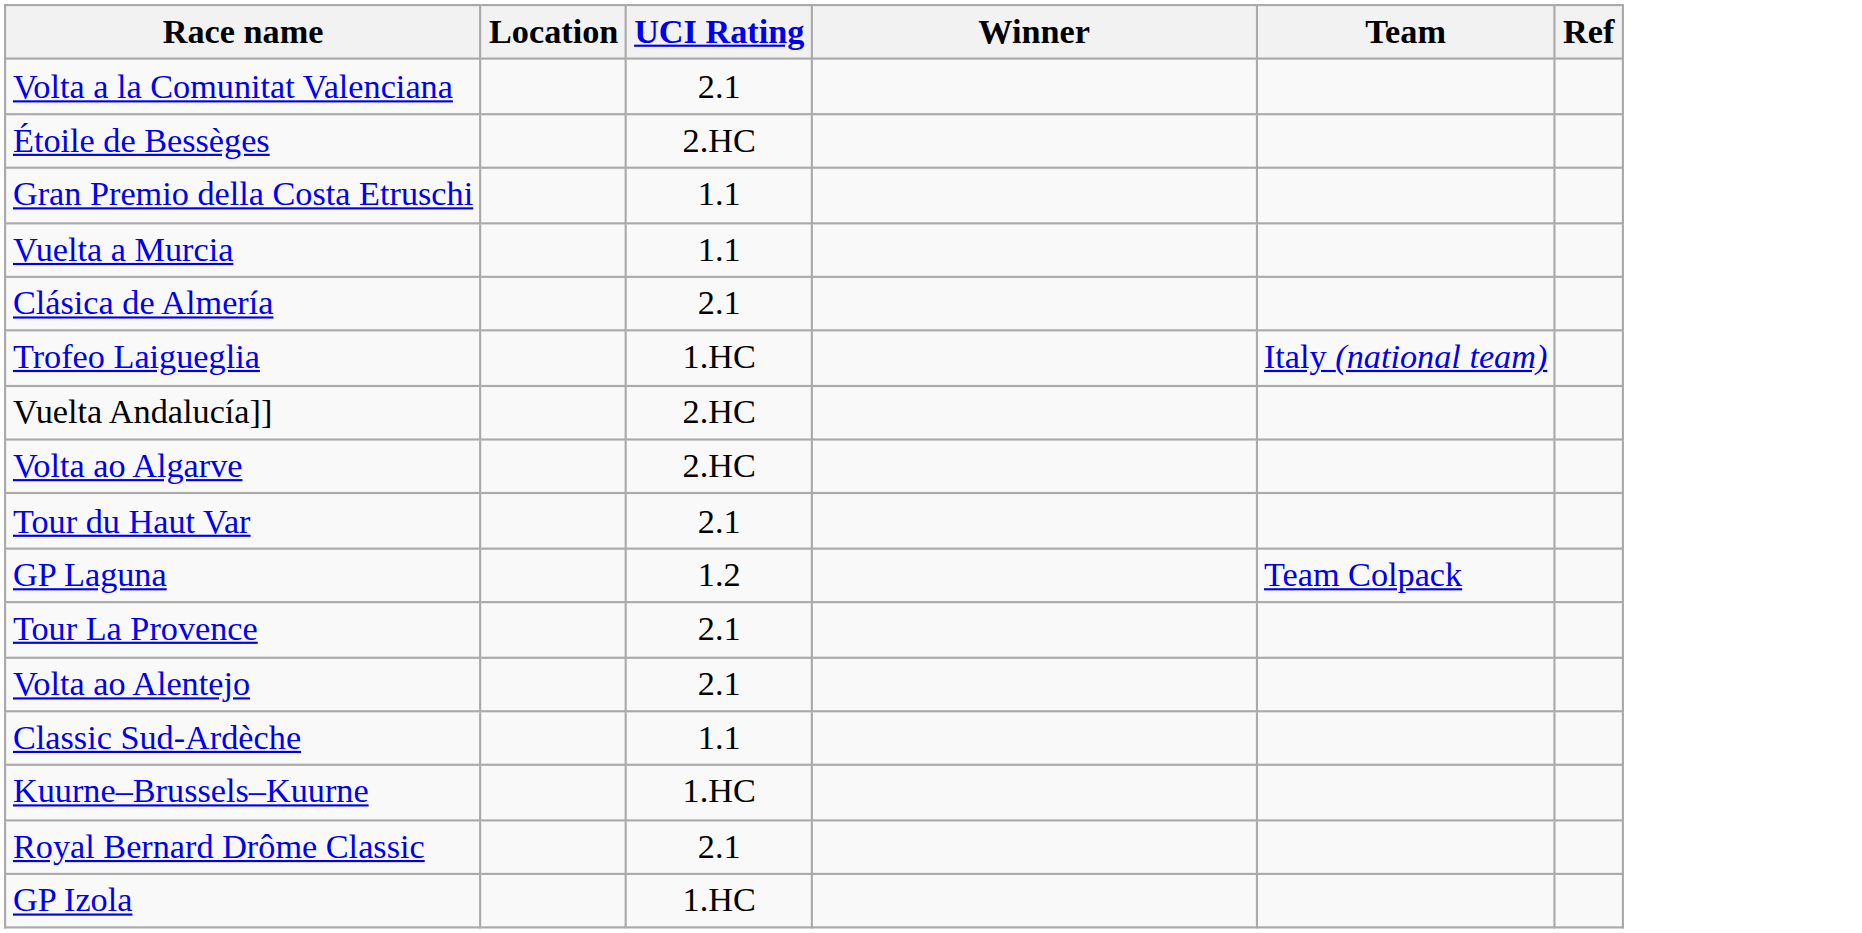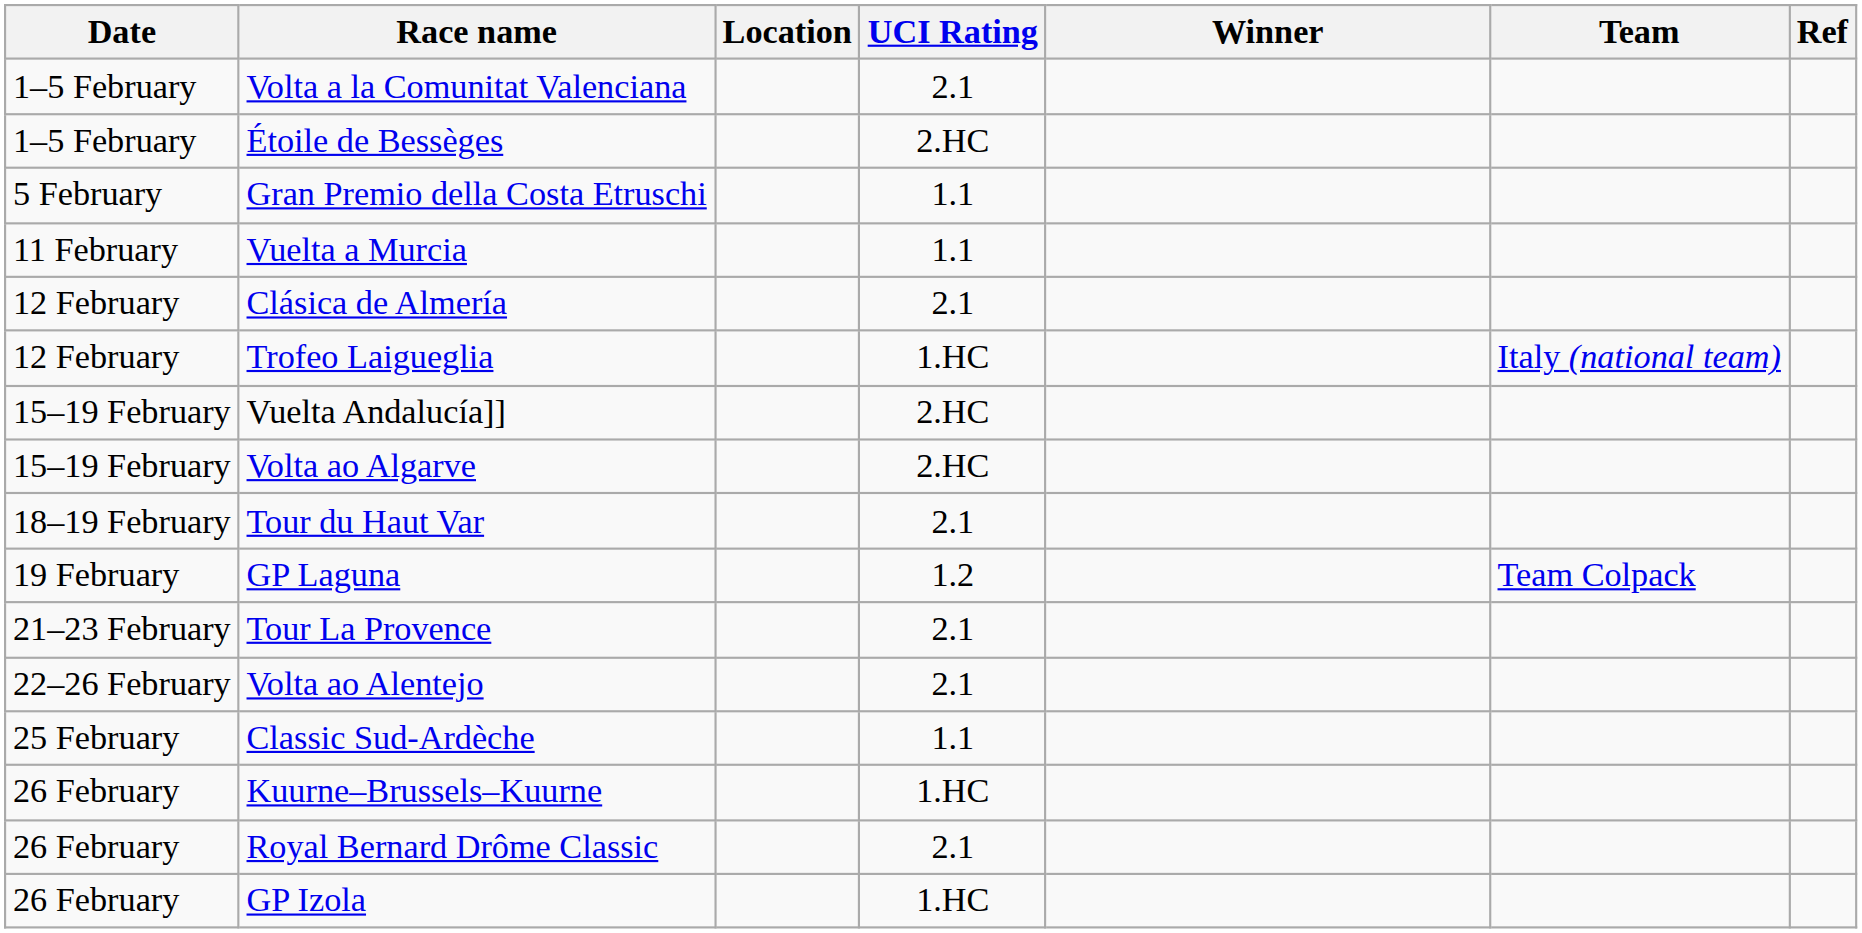+ column: (122, 31)
